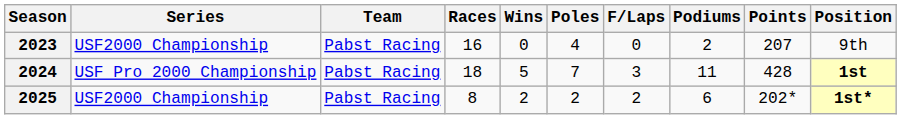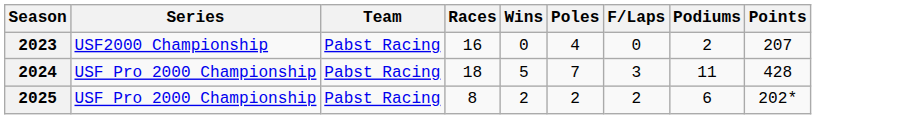- column: (853, 18)
(171, 99) USF2000 Championship -> (195, 99) USF Pro 2000 Championship
